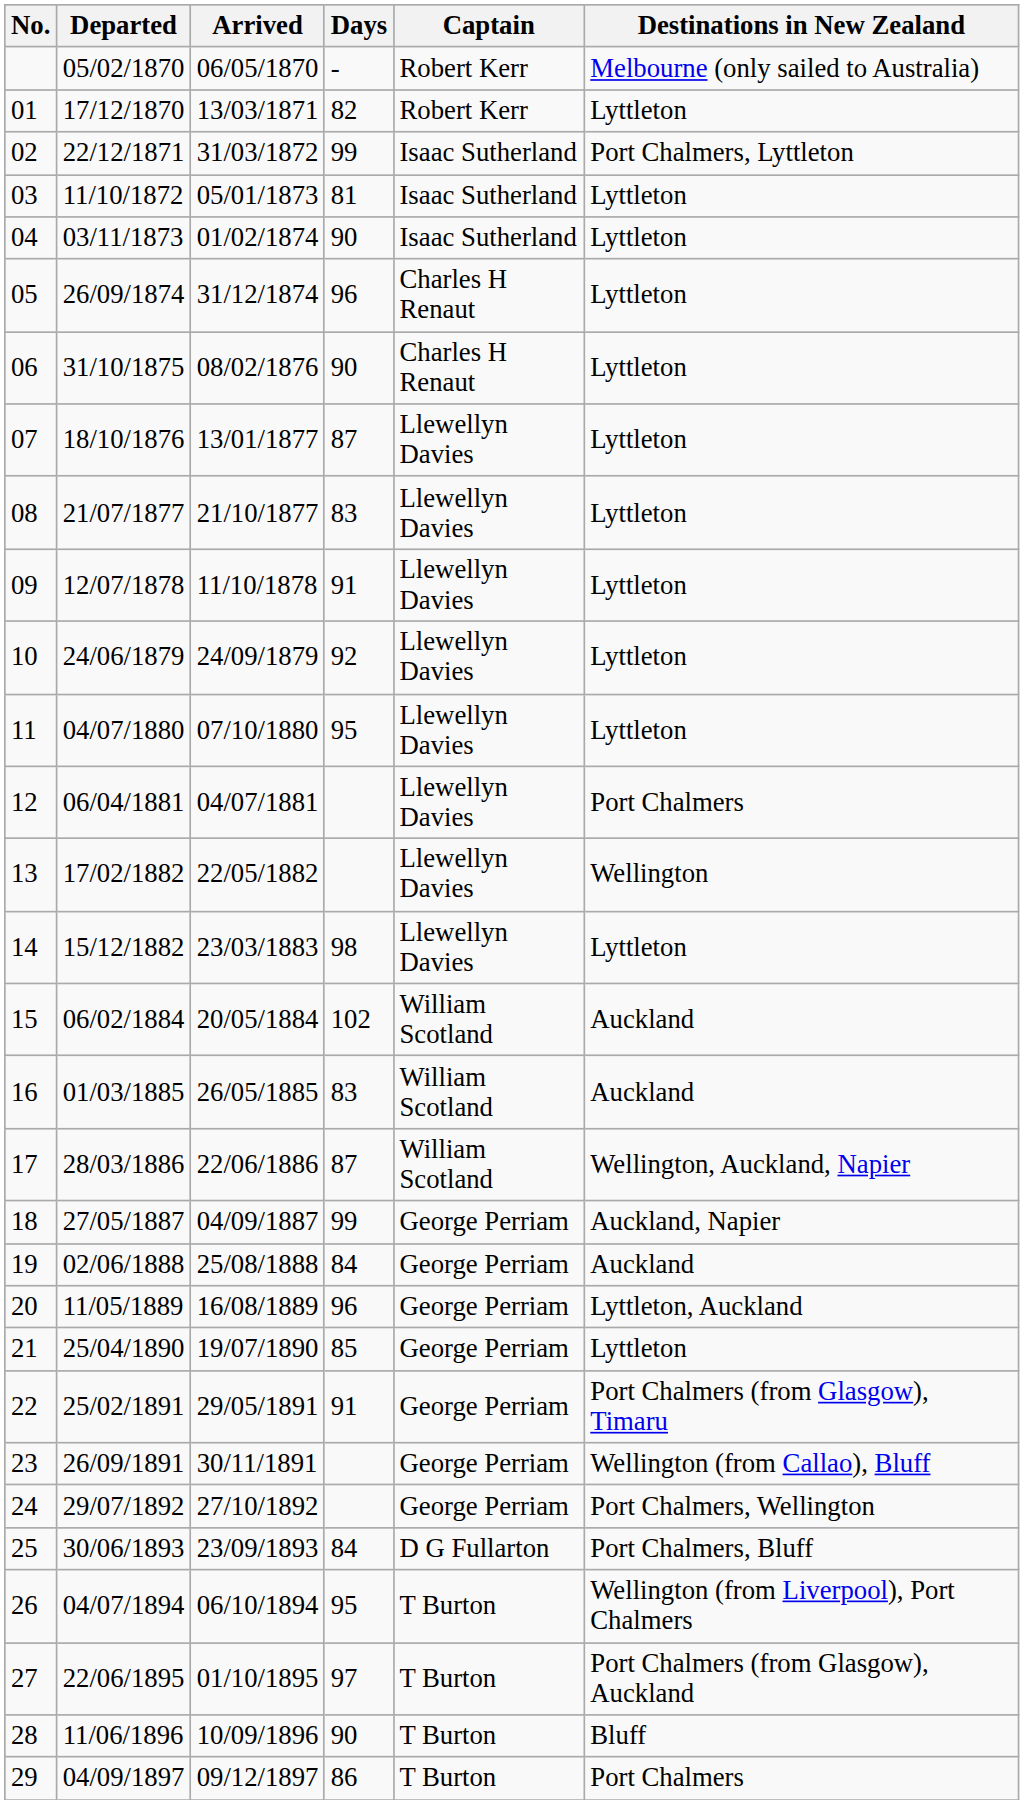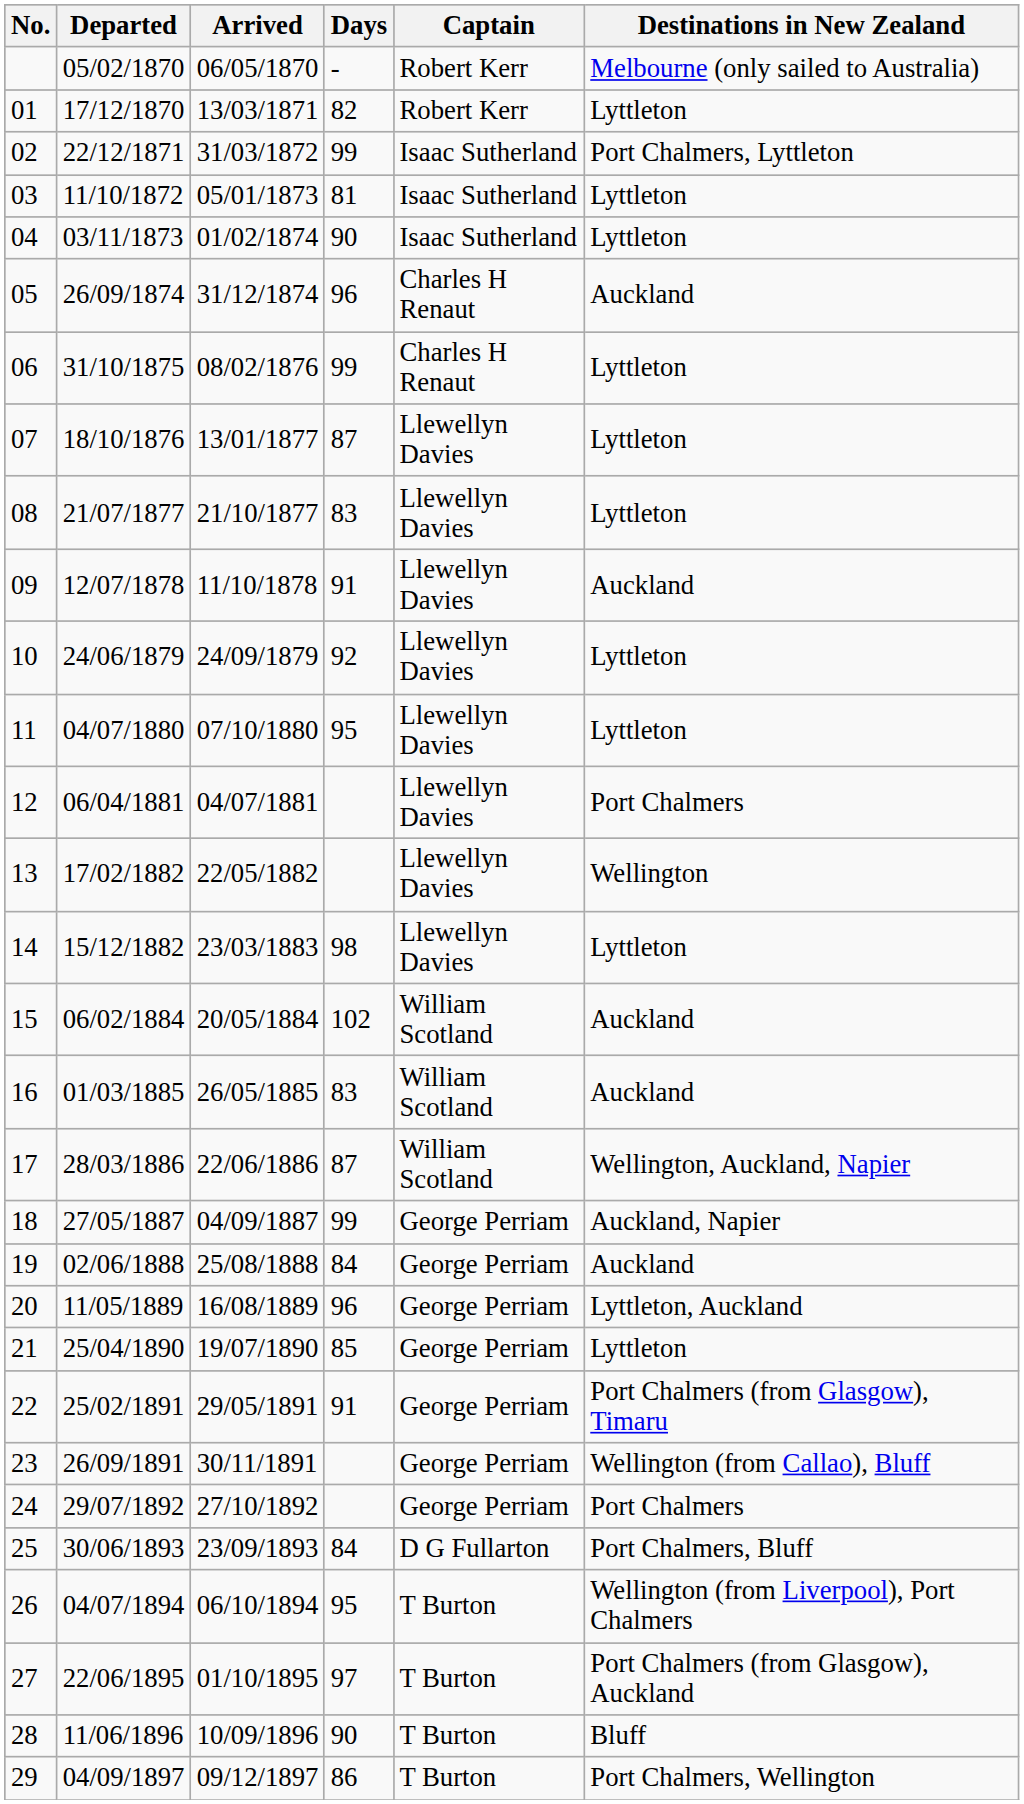(639, 294) Lyttleton -> (642, 294) Auckland
(344, 367) 90 -> (344, 367) 99
(639, 584) Lyttleton -> (642, 584) Auckland
(733, 1505) Port Chalmers, Wellington -> (667, 1505) Port Chalmers
(667, 1777) Port Chalmers -> (733, 1777) Port Chalmers, Wellington
